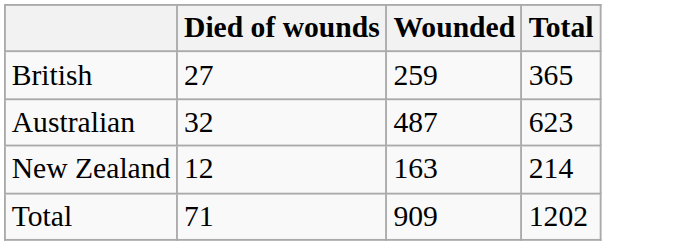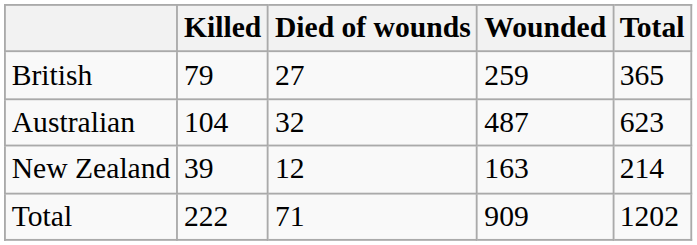+ column: (223, 27)
